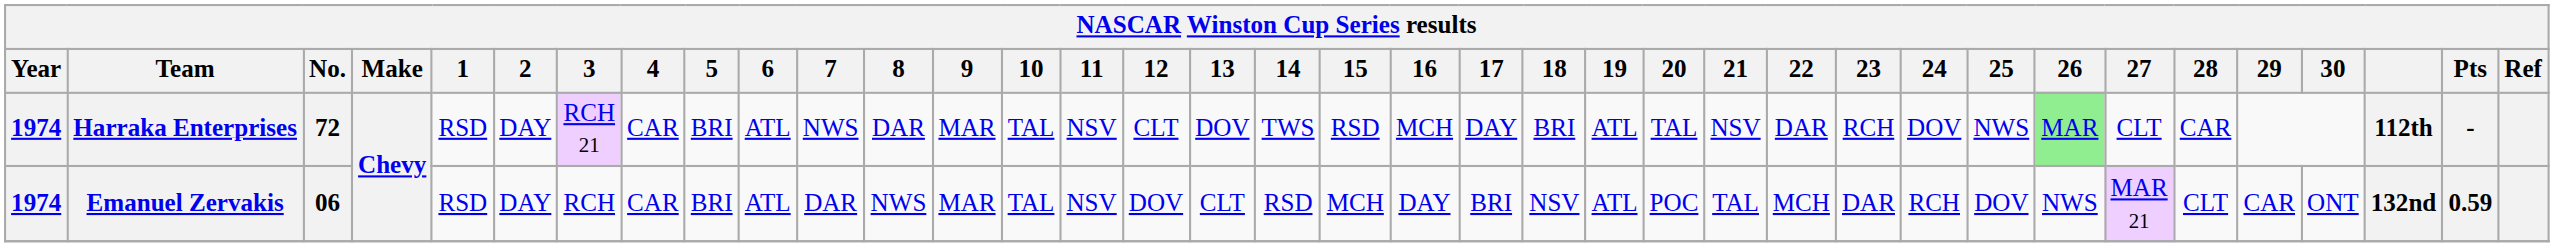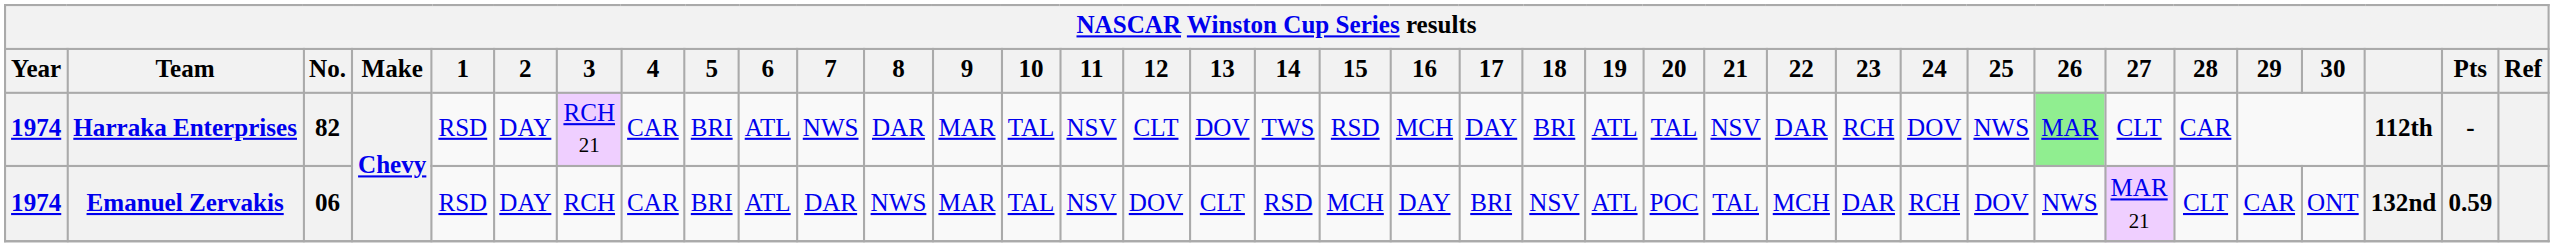(327, 128) 72 -> (327, 128) 82
